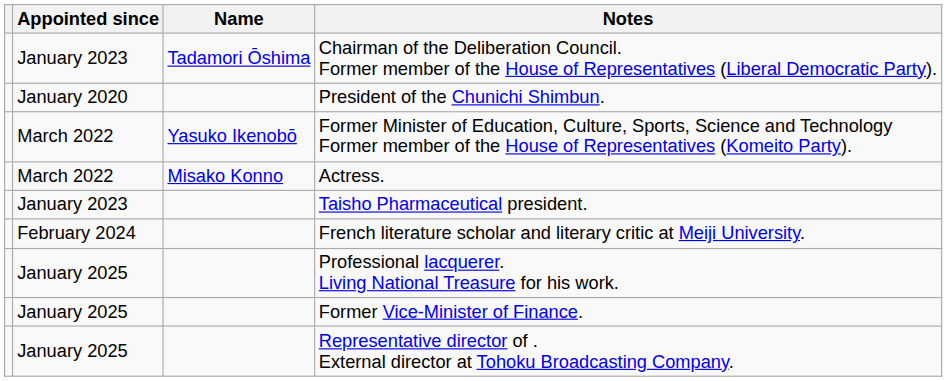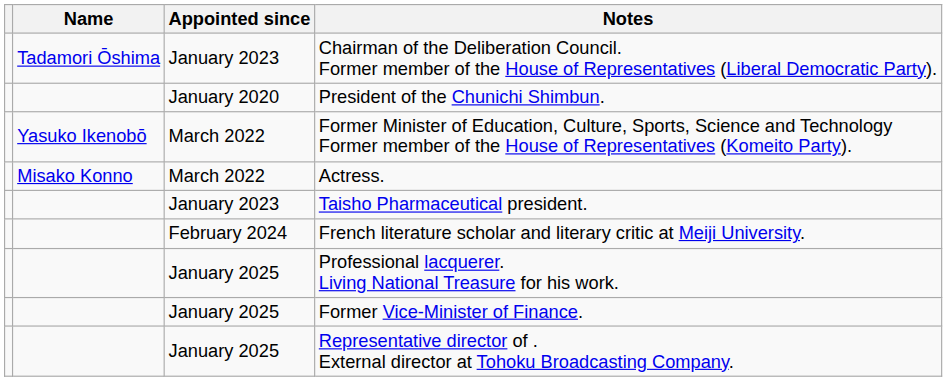columns swapped: (239, 18) <-> (88, 18)
